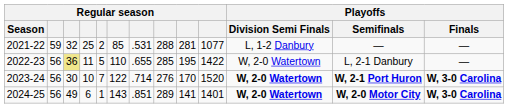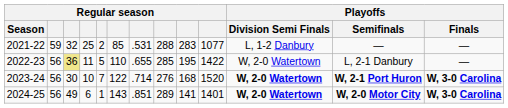(187, 45) 281 -> (187, 45) 283
(187, 78) 170 -> (187, 78) 168
